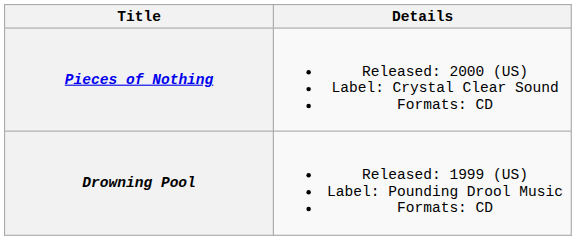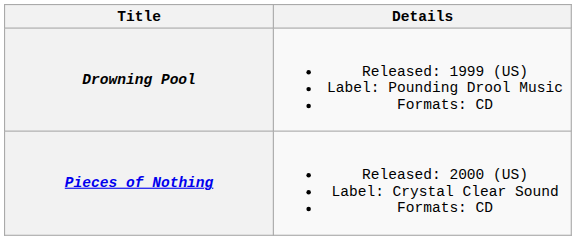rows swapped: (139, 183) <-> (139, 80)
